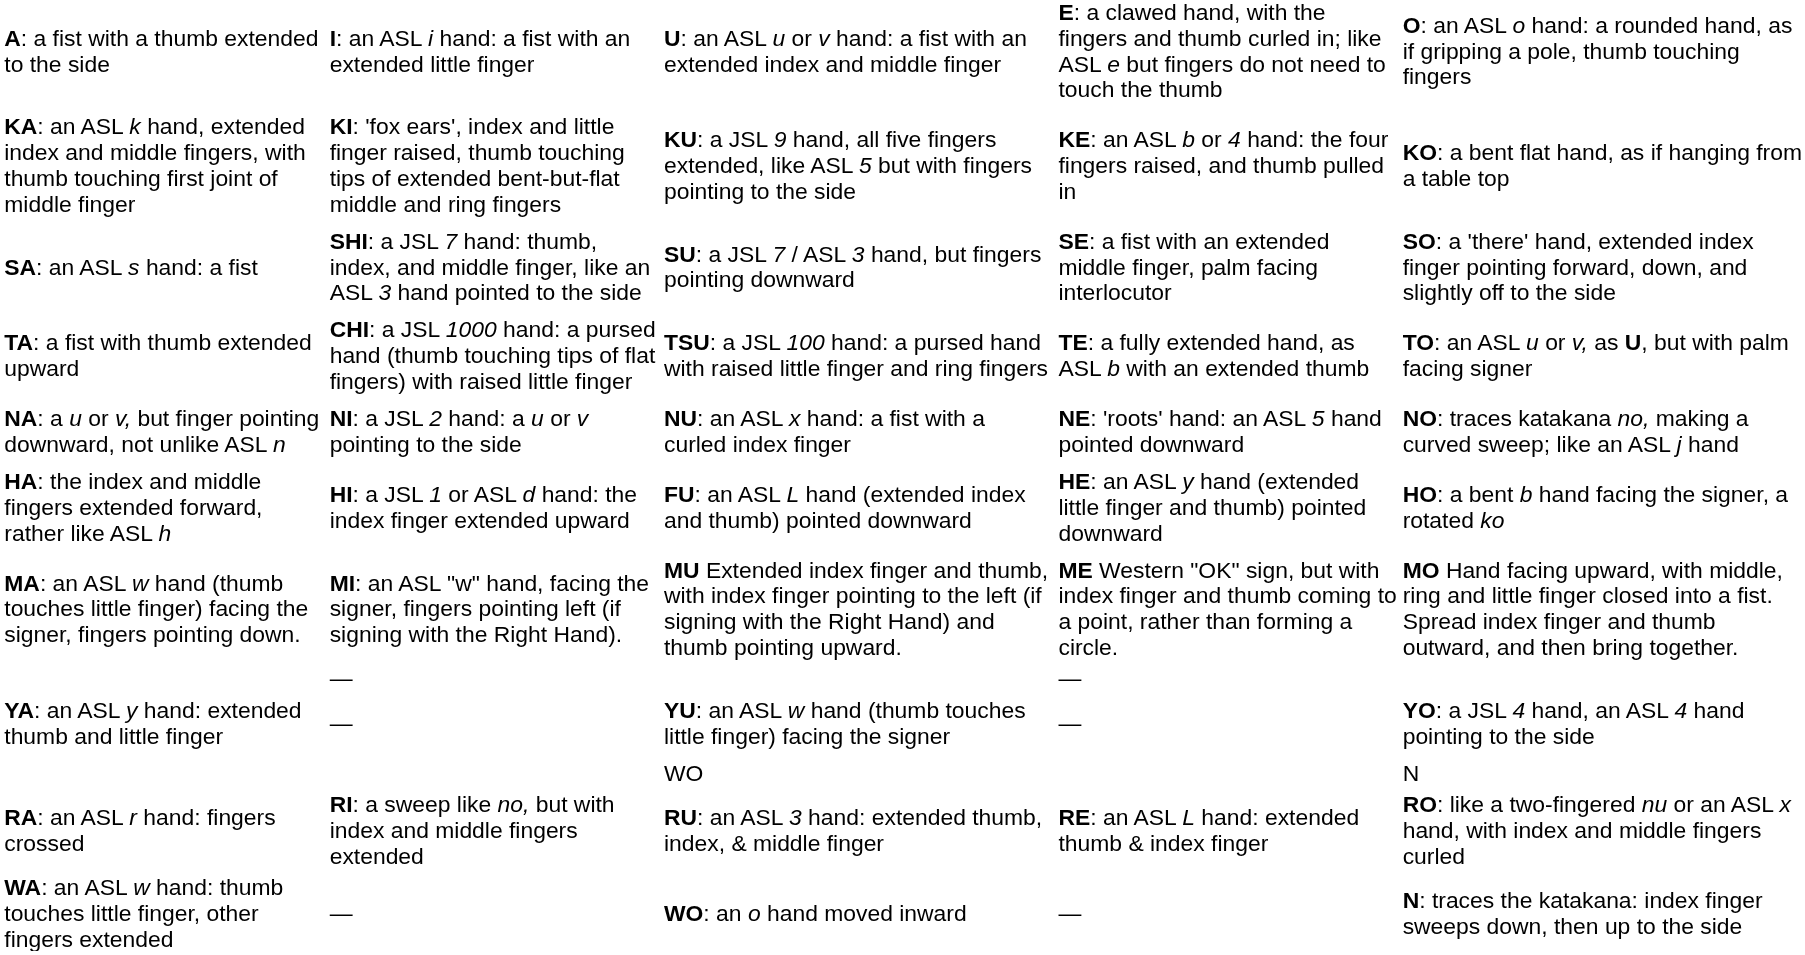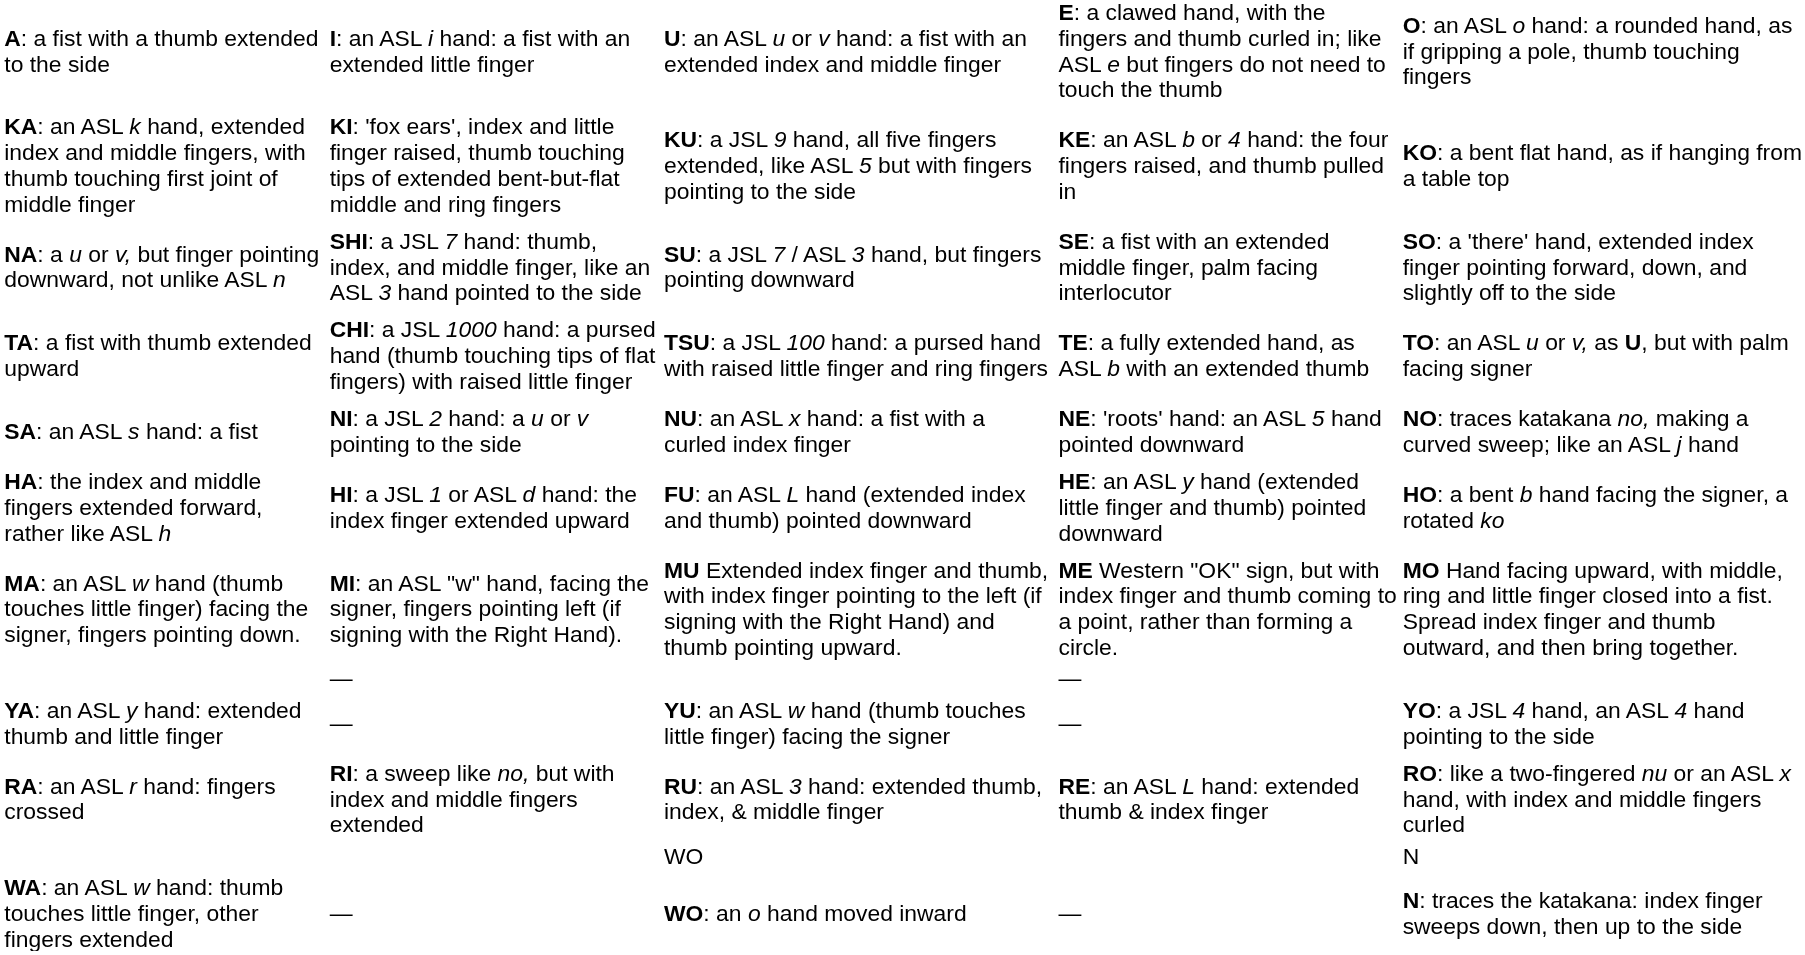(131, 267) SA: an ASL s hand: a fist -> (162, 267) NA: a u or v, but finger pointing downward, not unlike ASL n
(162, 431) NA: a u or v, but finger pointing downward, not unlike ASL n -> (131, 431) SA: an ASL s hand: a fist
rows swapped: (472, 830) <-> (494, 774)
